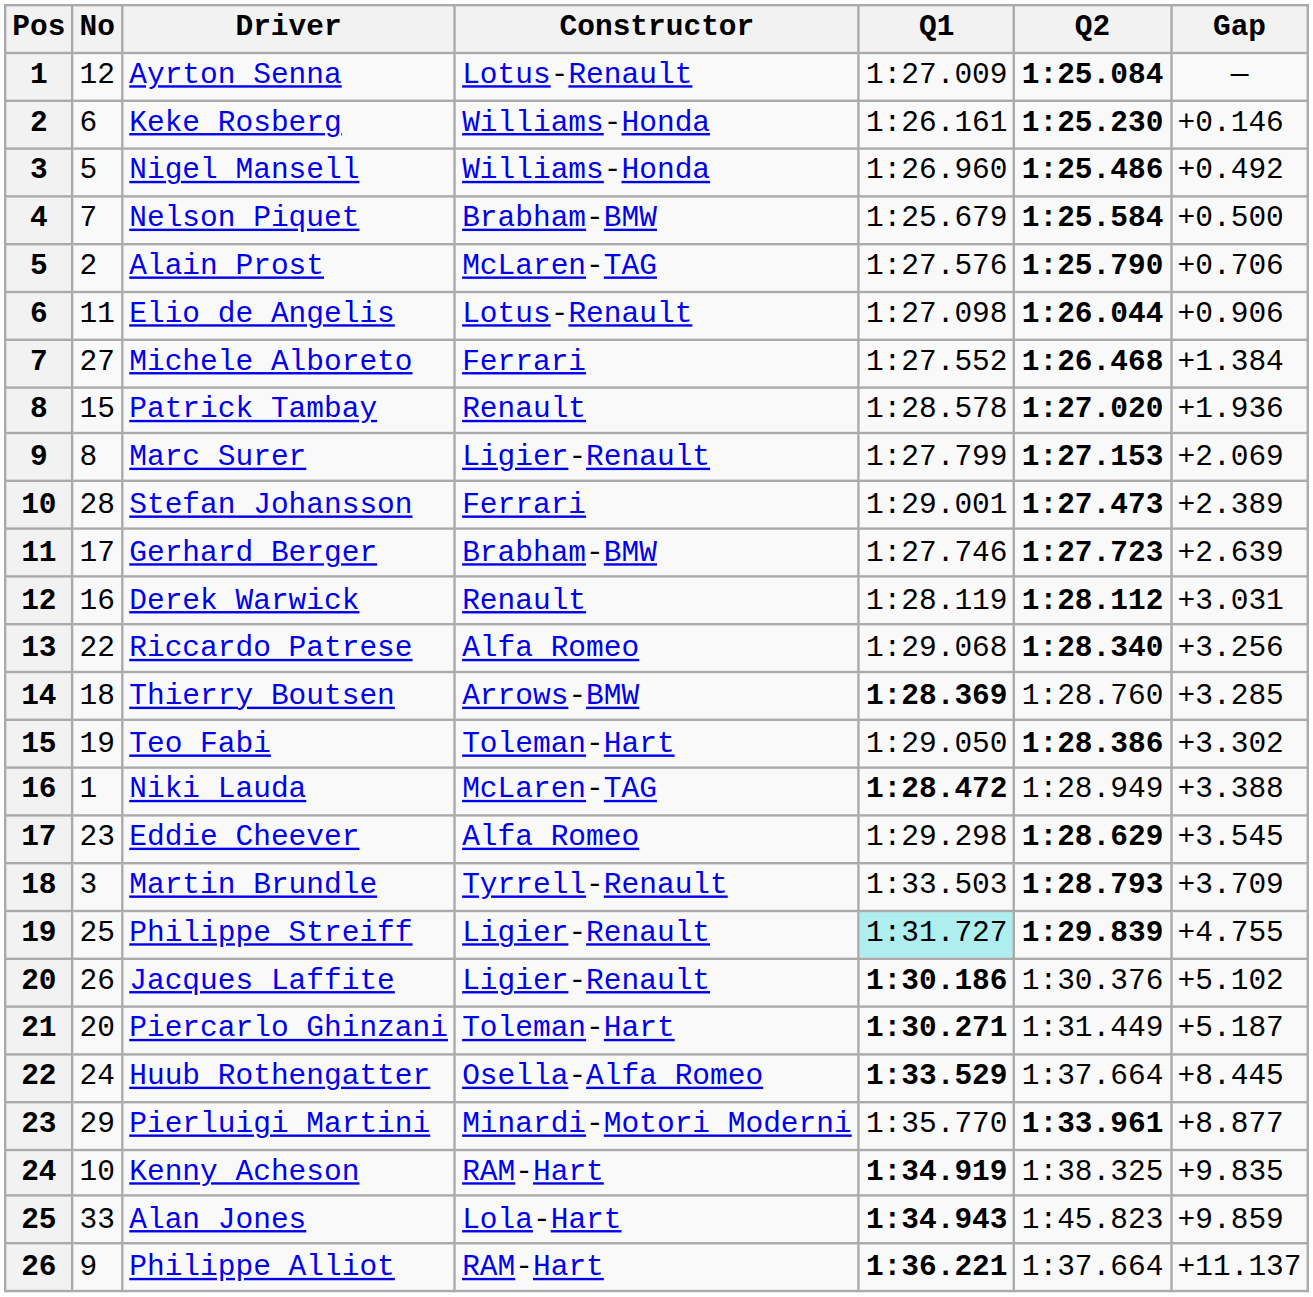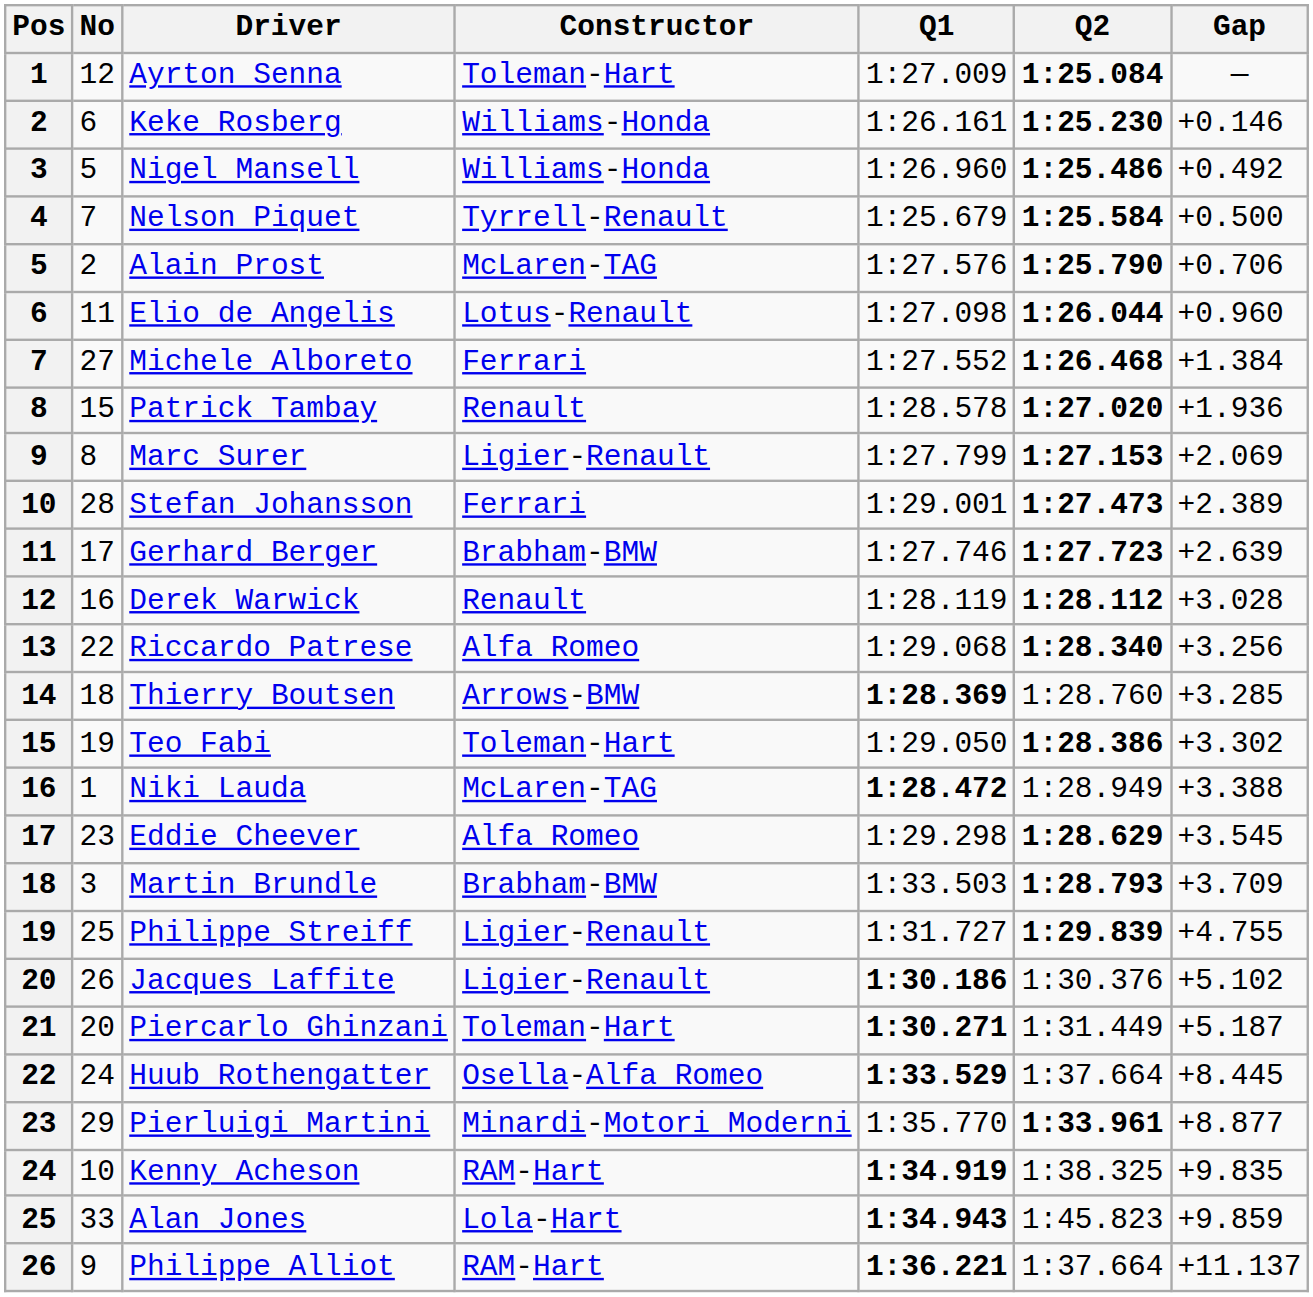(577, 77) Lotus-Renault -> (568, 77) Toleman-Hart
(560, 220) Brabham-BMW -> (595, 220) Tyrrell-Renault
(1231, 315) +0.906 -> (1231, 315) +0.960
(1231, 601) +3.031 -> (1231, 601) +3.028
(595, 887) Tyrrell-Renault -> (560, 887) Brabham-BMW
(937, 935) paleturquoise background -> (937, 935) no background
